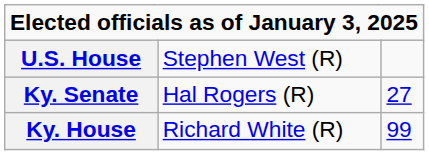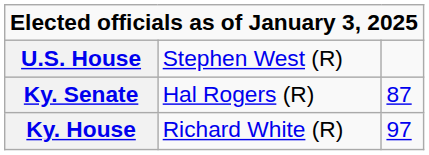(399, 94) 27 -> (399, 94) 87
(399, 130) 99 -> (399, 130) 97
